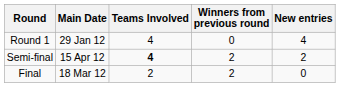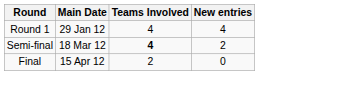- column: (232, 18)
(82, 57) 15 Apr 12 -> (82, 45) 18 Mar 12
(82, 73) 18 Mar 12 -> (82, 62) 15 Apr 12
